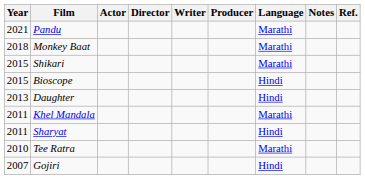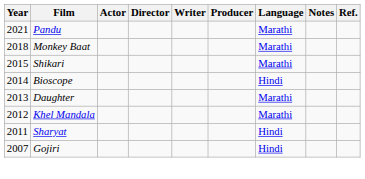(18, 81) 2015 -> (18, 81) 2014
(270, 98) Hindi -> (275, 98) Marathi
(17, 115) 2011 -> (18, 115) 2012
- row: (54, 149)
